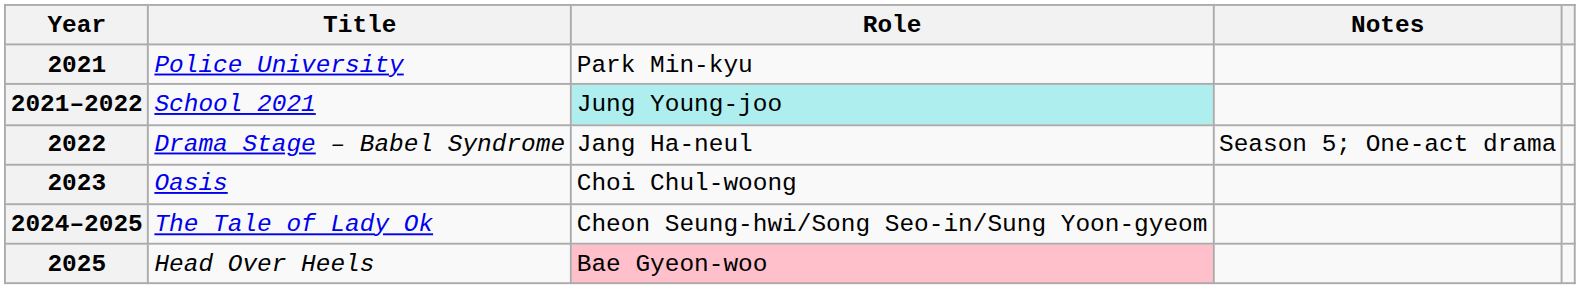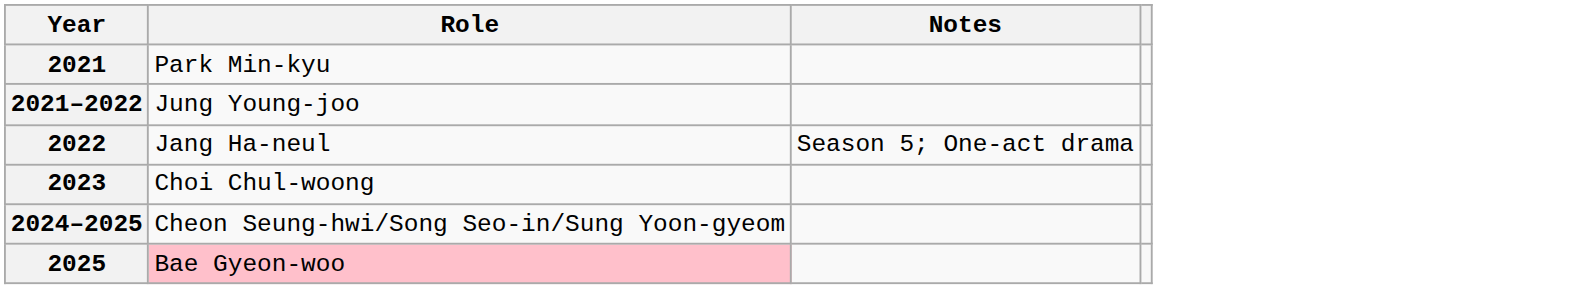- column: (360, 25)
(679, 105) paleturquoise background -> (257, 105) no background
